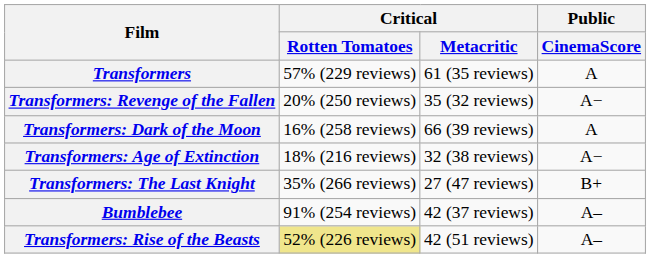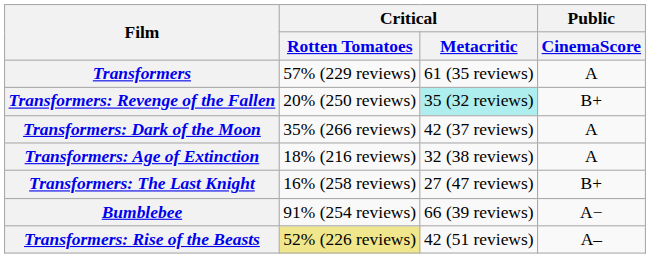(479, 101) no background -> (479, 101) paleturquoise background
(591, 101) A− -> (591, 101) B+
(350, 128) 16% (258 reviews) -> (350, 128) 35% (266 reviews)
(479, 128) 66 (39 reviews) -> (479, 128) 42 (37 reviews)
(591, 156) A− -> (591, 156) A
(350, 184) 35% (266 reviews) -> (350, 184) 16% (258 reviews)
(479, 211) 42 (37 reviews) -> (479, 211) 66 (39 reviews)
(591, 211) A– -> (591, 211) A−
